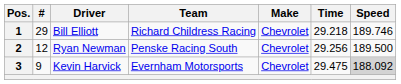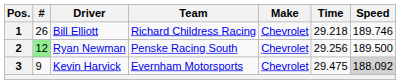(42, 31) 29 -> (42, 31) 26
(42, 48) no background -> (42, 48) lightgreen background
